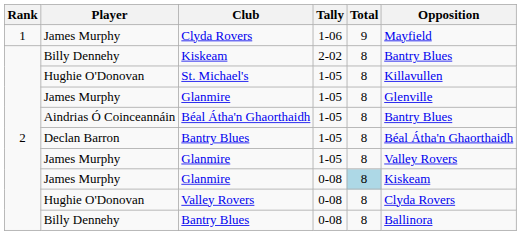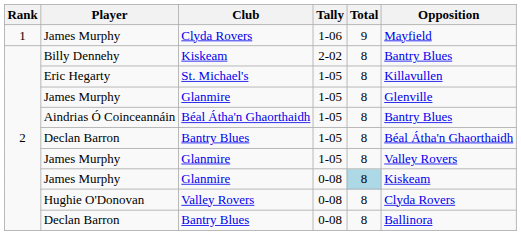(94, 76) Hughie O'Donovan -> (77, 76) Eric Hegarty
(82, 220) Billy Dennehy -> (82, 220) Declan Barron
